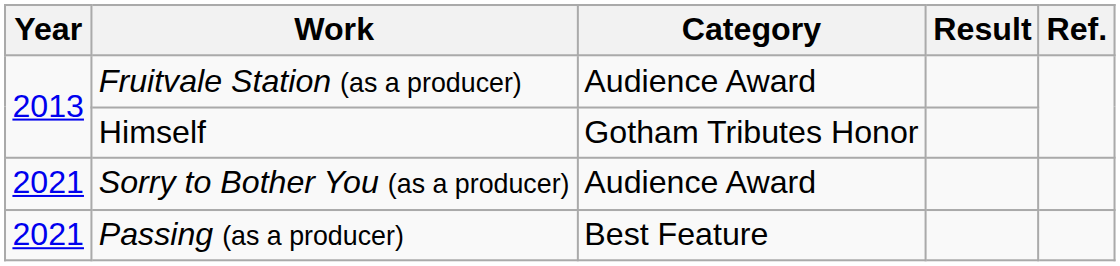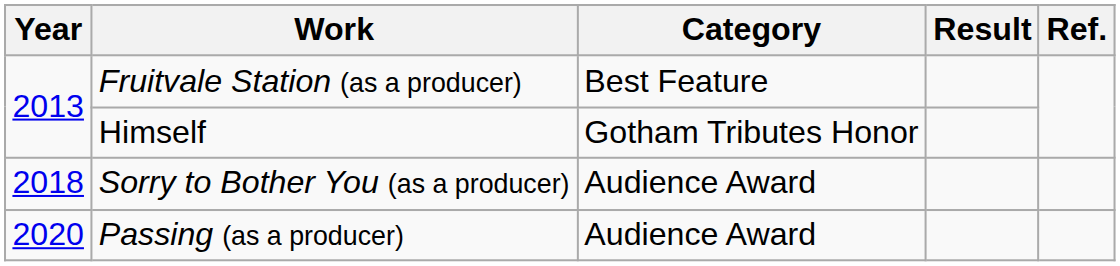(700, 81) Audience Award -> (676, 81) Best Feature
(48, 183) 2021 -> (48, 183) 2018
(48, 234) 2021 -> (48, 234) 2020
(676, 234) Best Feature -> (700, 234) Audience Award
